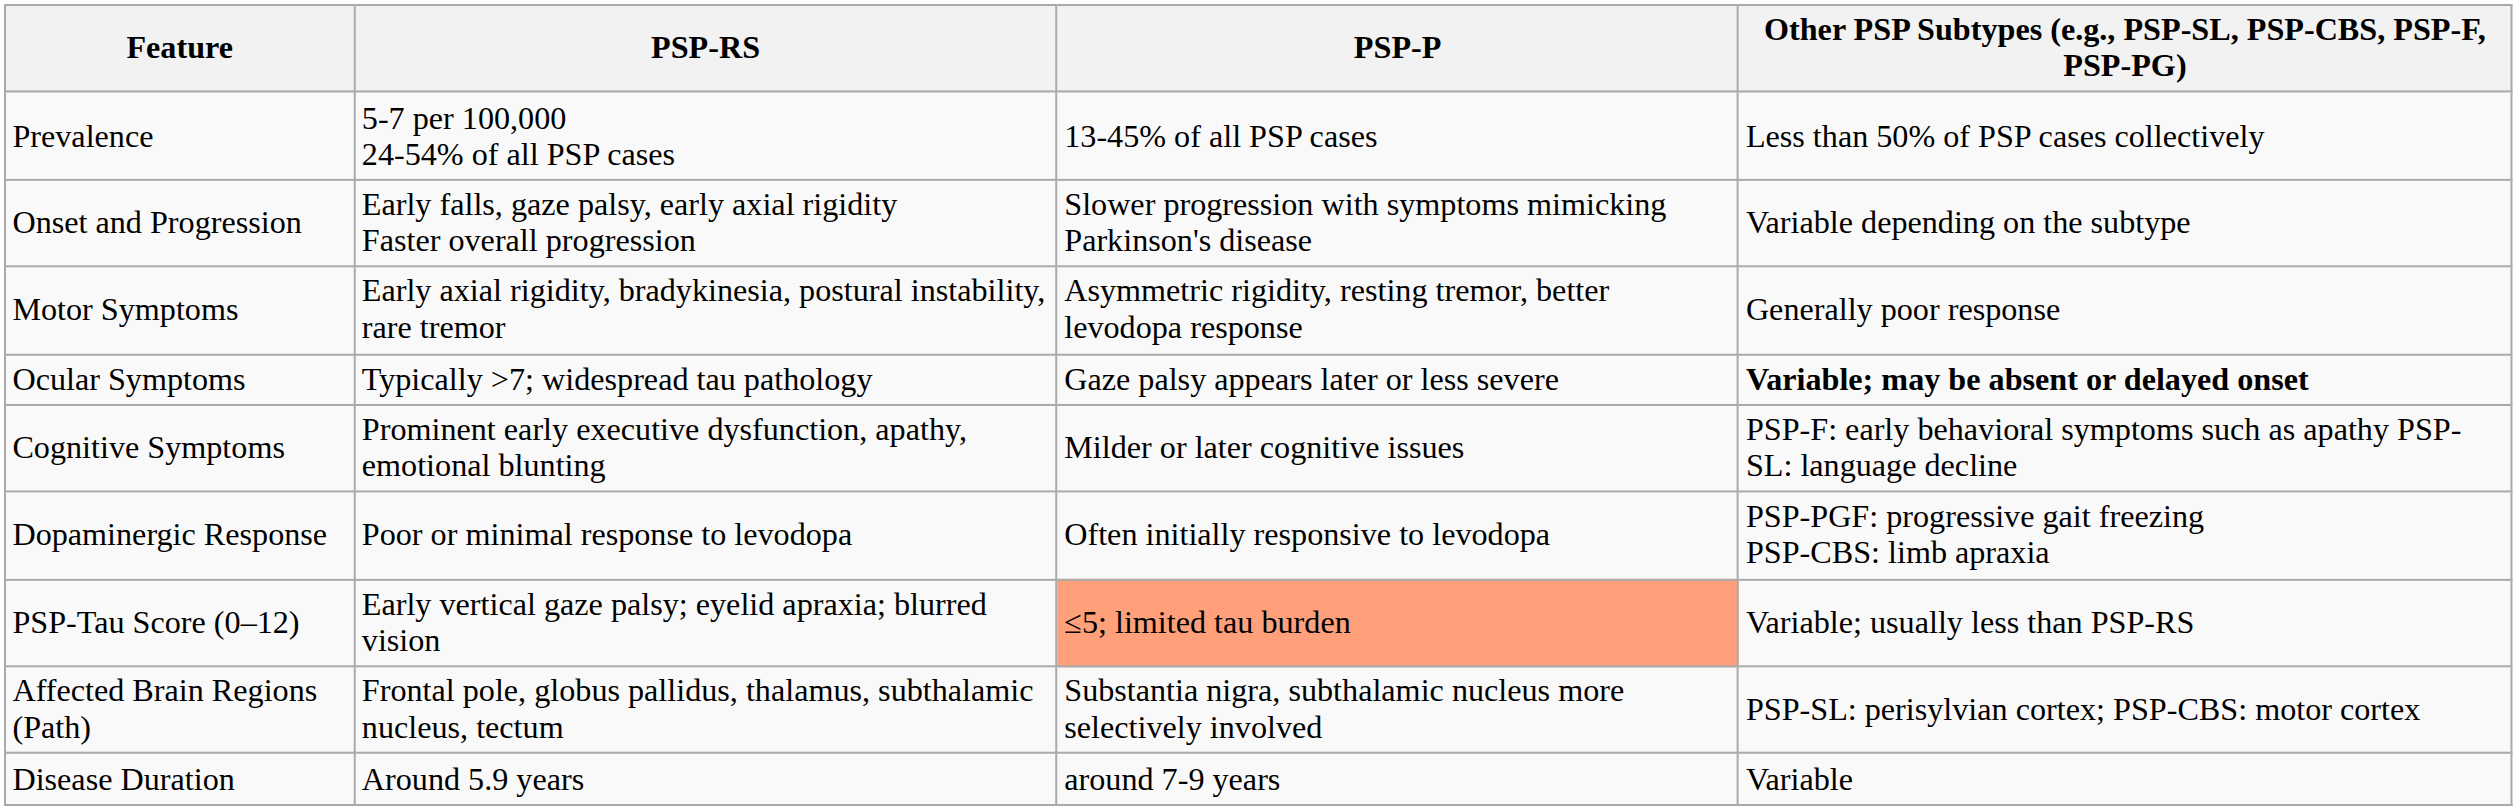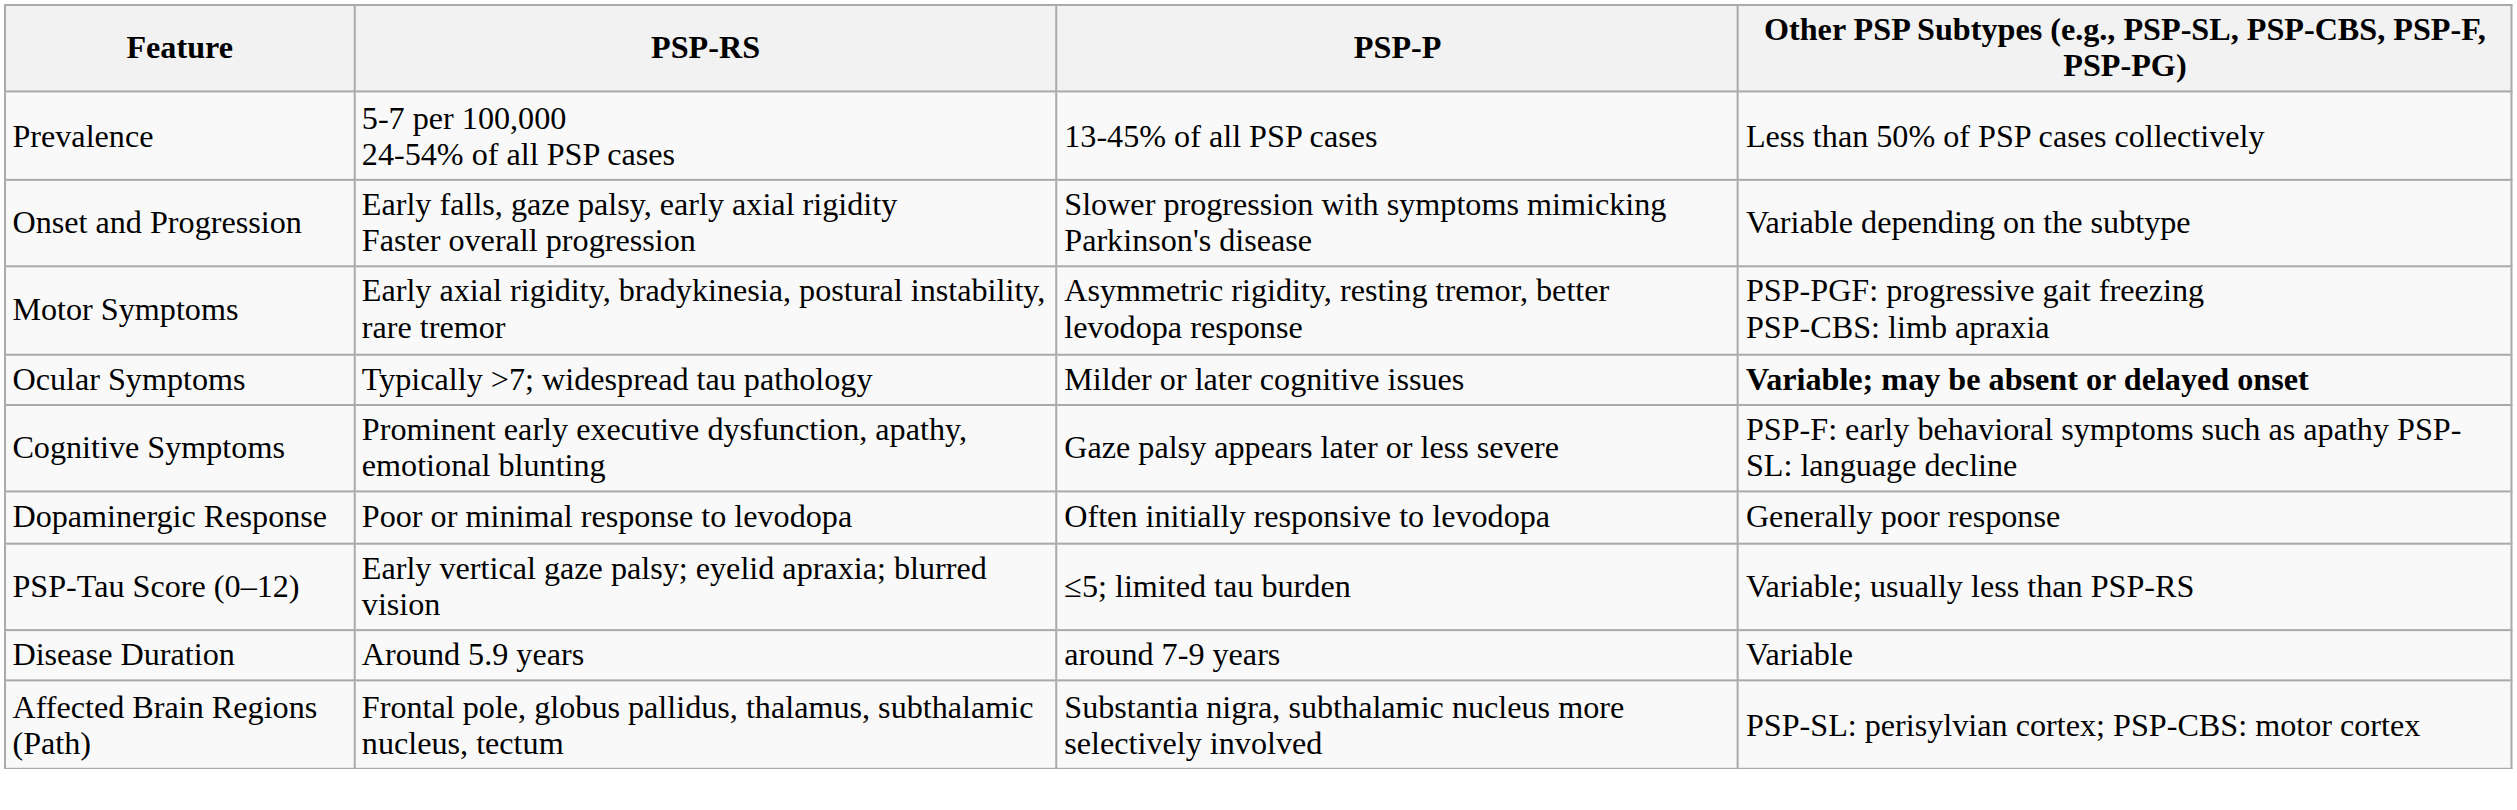(1903, 309) Generally poor response -> (1975, 309) PSP-PGF: progressive gait freezing PSP-CBS: limb apraxia
(1312, 378) Gaze palsy appears later or less severe -> (1264, 378) Milder or later cognitive issues
(1264, 447) Milder or later cognitive issues -> (1312, 447) Gaze palsy appears later or less severe
(1975, 535) PSP-PGF: progressive gait freezing PSP-CBS: limb apraxia -> (1903, 516) Generally poor response
(1207, 622) lightsalmon background -> (1207, 586) no background
rows swapped: (165, 709) <-> (124, 778)
